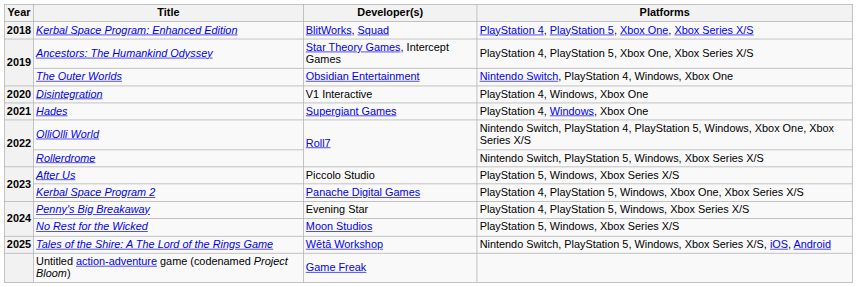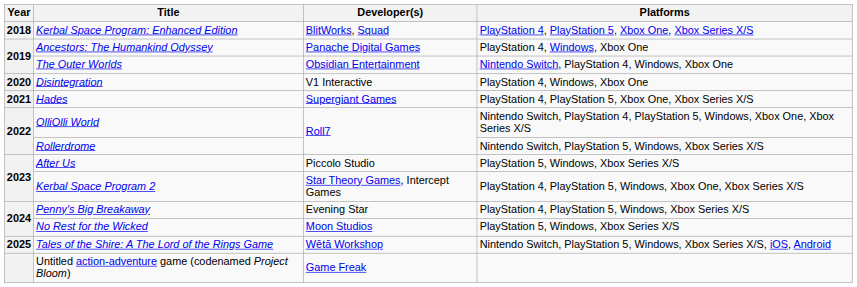(377, 53) Star Theory Games, Intercept Games -> (363, 47) Panache Digital Games
(617, 53) PlayStation 4, PlayStation 5, Xbox One, Xbox Series X/S -> (564, 47) PlayStation 4, Windows, Xbox One
(564, 111) PlayStation 4, Windows, Xbox One -> (617, 99) PlayStation 4, PlayStation 5, Xbox One, Xbox Series X/S
(363, 192) Panache Digital Games -> (377, 186) Star Theory Games, Intercept Games
